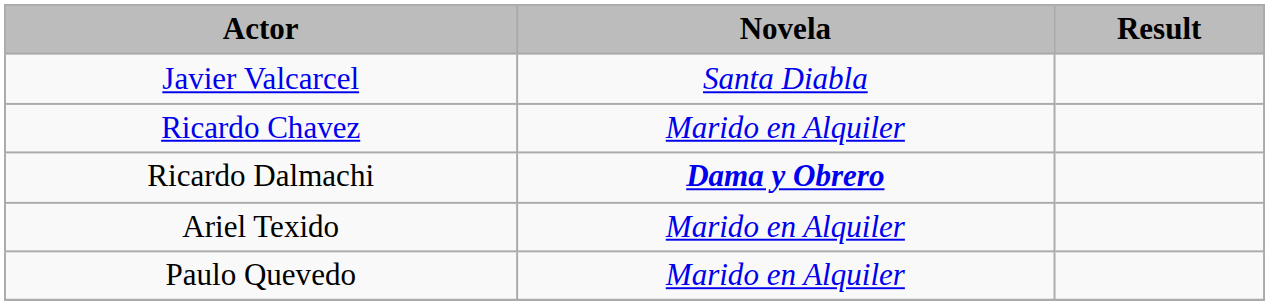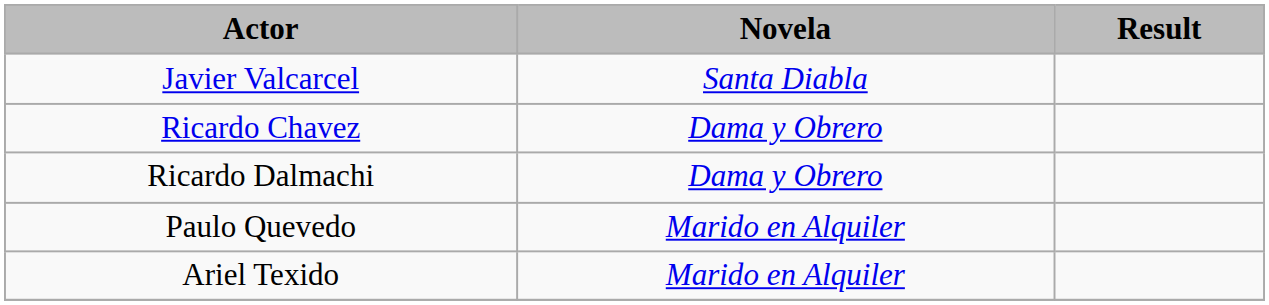(785, 127) Marido en Alquiler -> (785, 127) Dama y Obrero
(785, 176) bold -> (785, 176) normal
rows swapped: (261, 226) <-> (261, 275)
